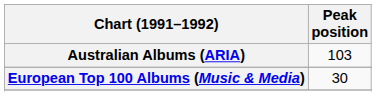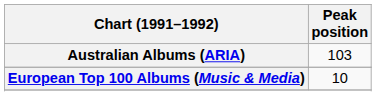(340, 78) 30 -> (340, 78) 10
